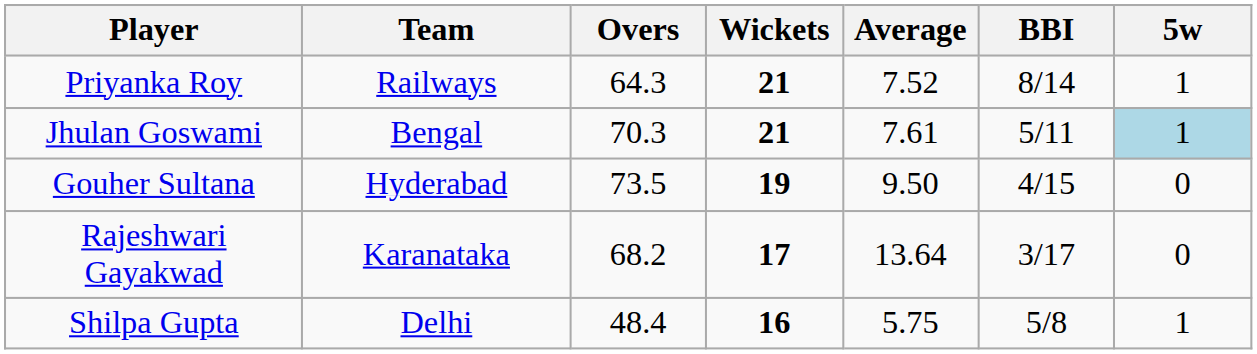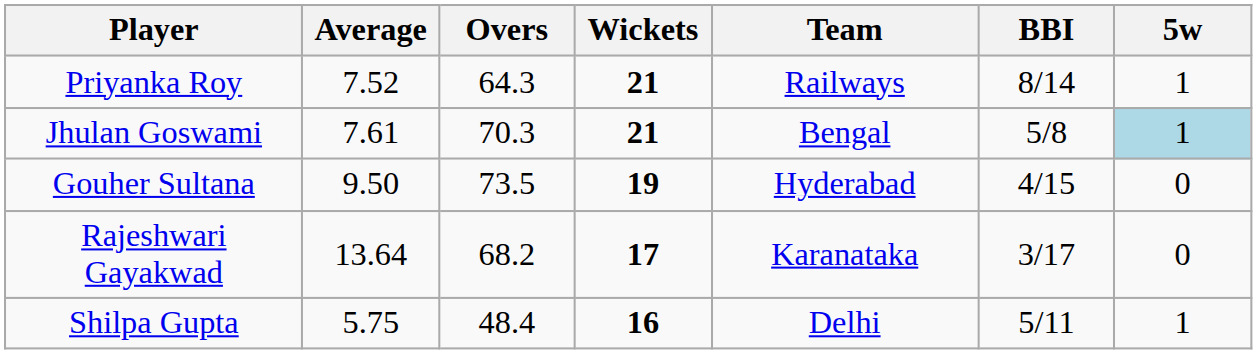columns swapped: (436, 30) <-> (910, 30)
(1046, 132) 5/11 -> (1046, 132) 5/8
(1046, 322) 5/8 -> (1046, 322) 5/11
